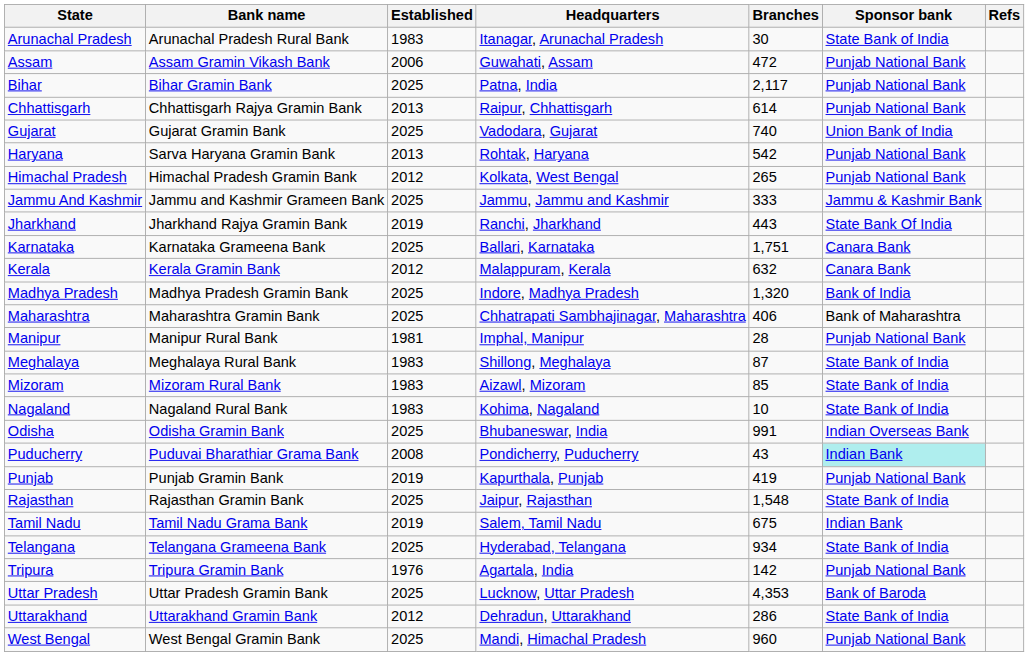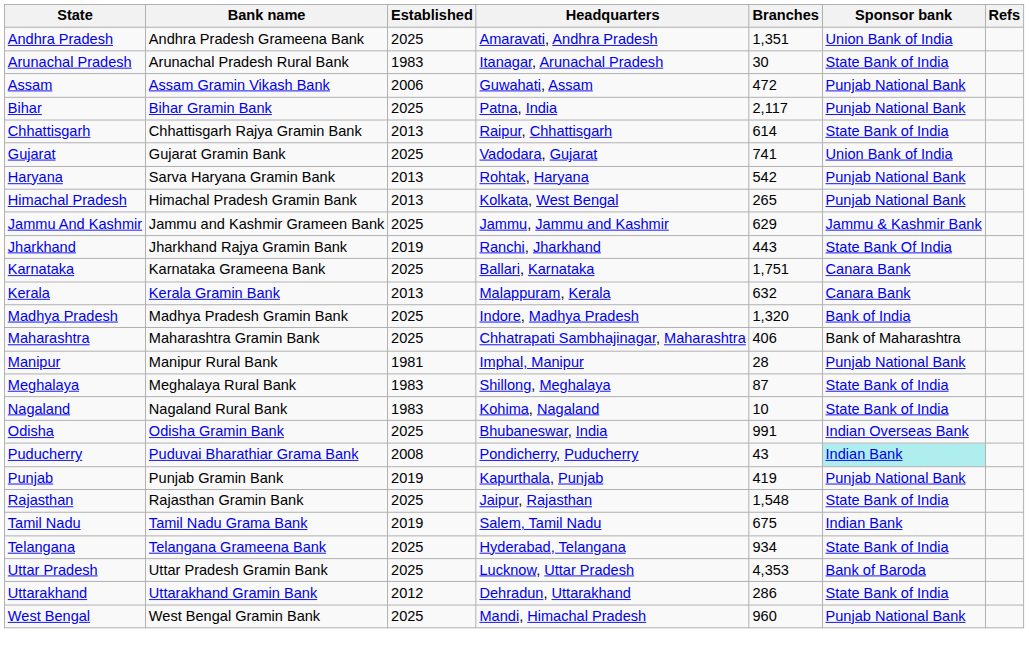+ row: (60, 39)
(896, 108) Punjab National Bank -> (887, 131) State Bank of India
(765, 131) 740 -> (765, 154) 741
(407, 177) 2012 -> (407, 200) 2013
(765, 200) 333 -> (765, 223) 629
(407, 270) 2012 -> (407, 293) 2013
- row: (36, 385)
- row: (31, 570)
